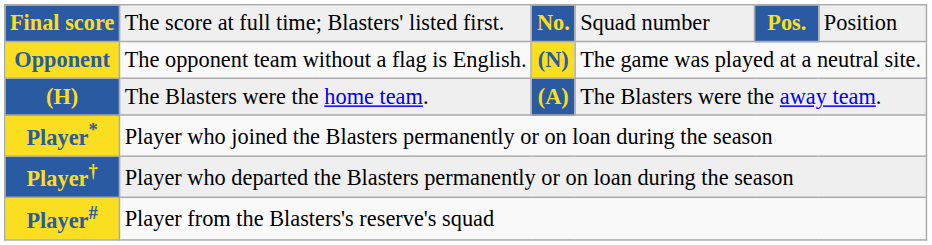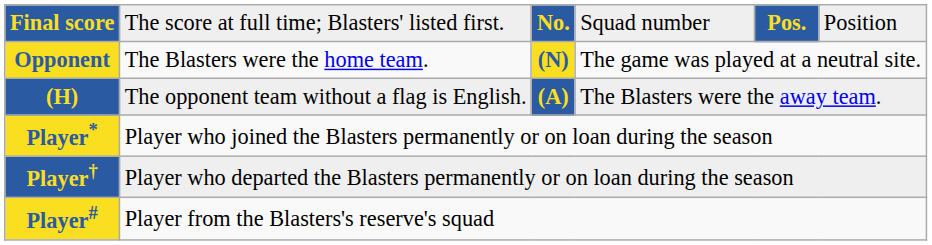(326, 59) The opponent team without a flag is English. -> (277, 59) The Blasters were the home team.
(277, 96) The Blasters were the home team. -> (326, 96) The opponent team without a flag is English.
